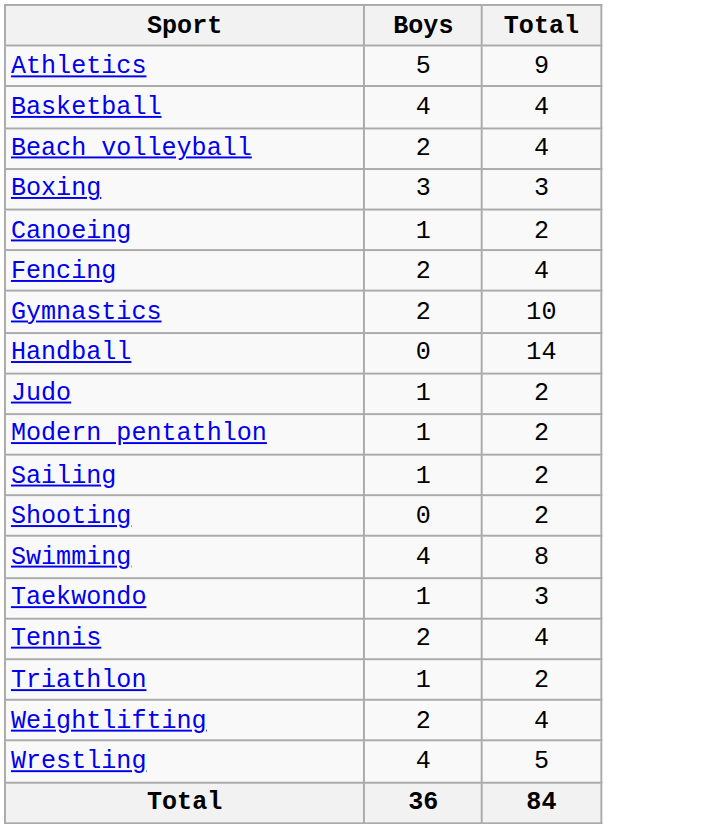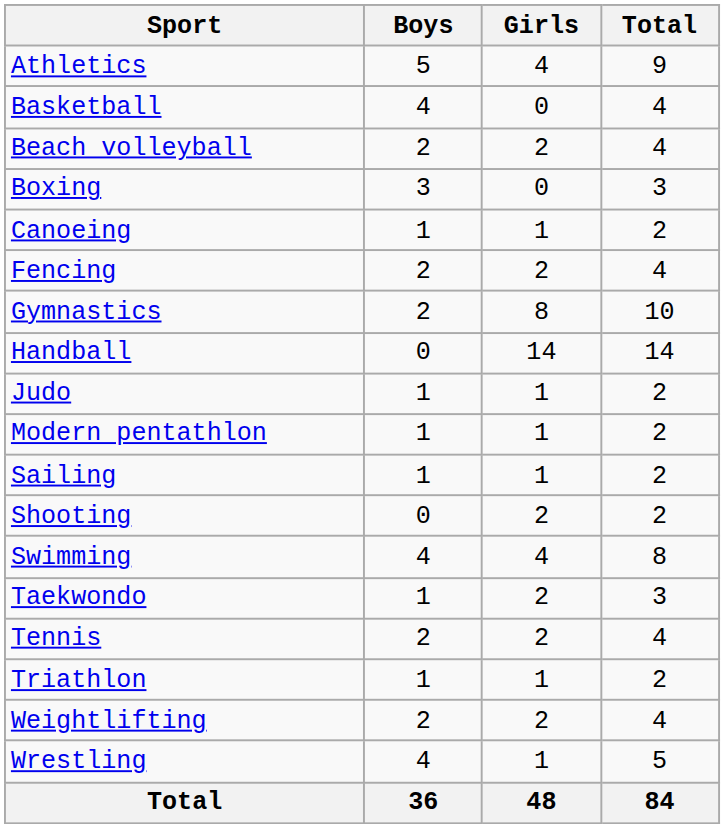+ column: (541, 25)
